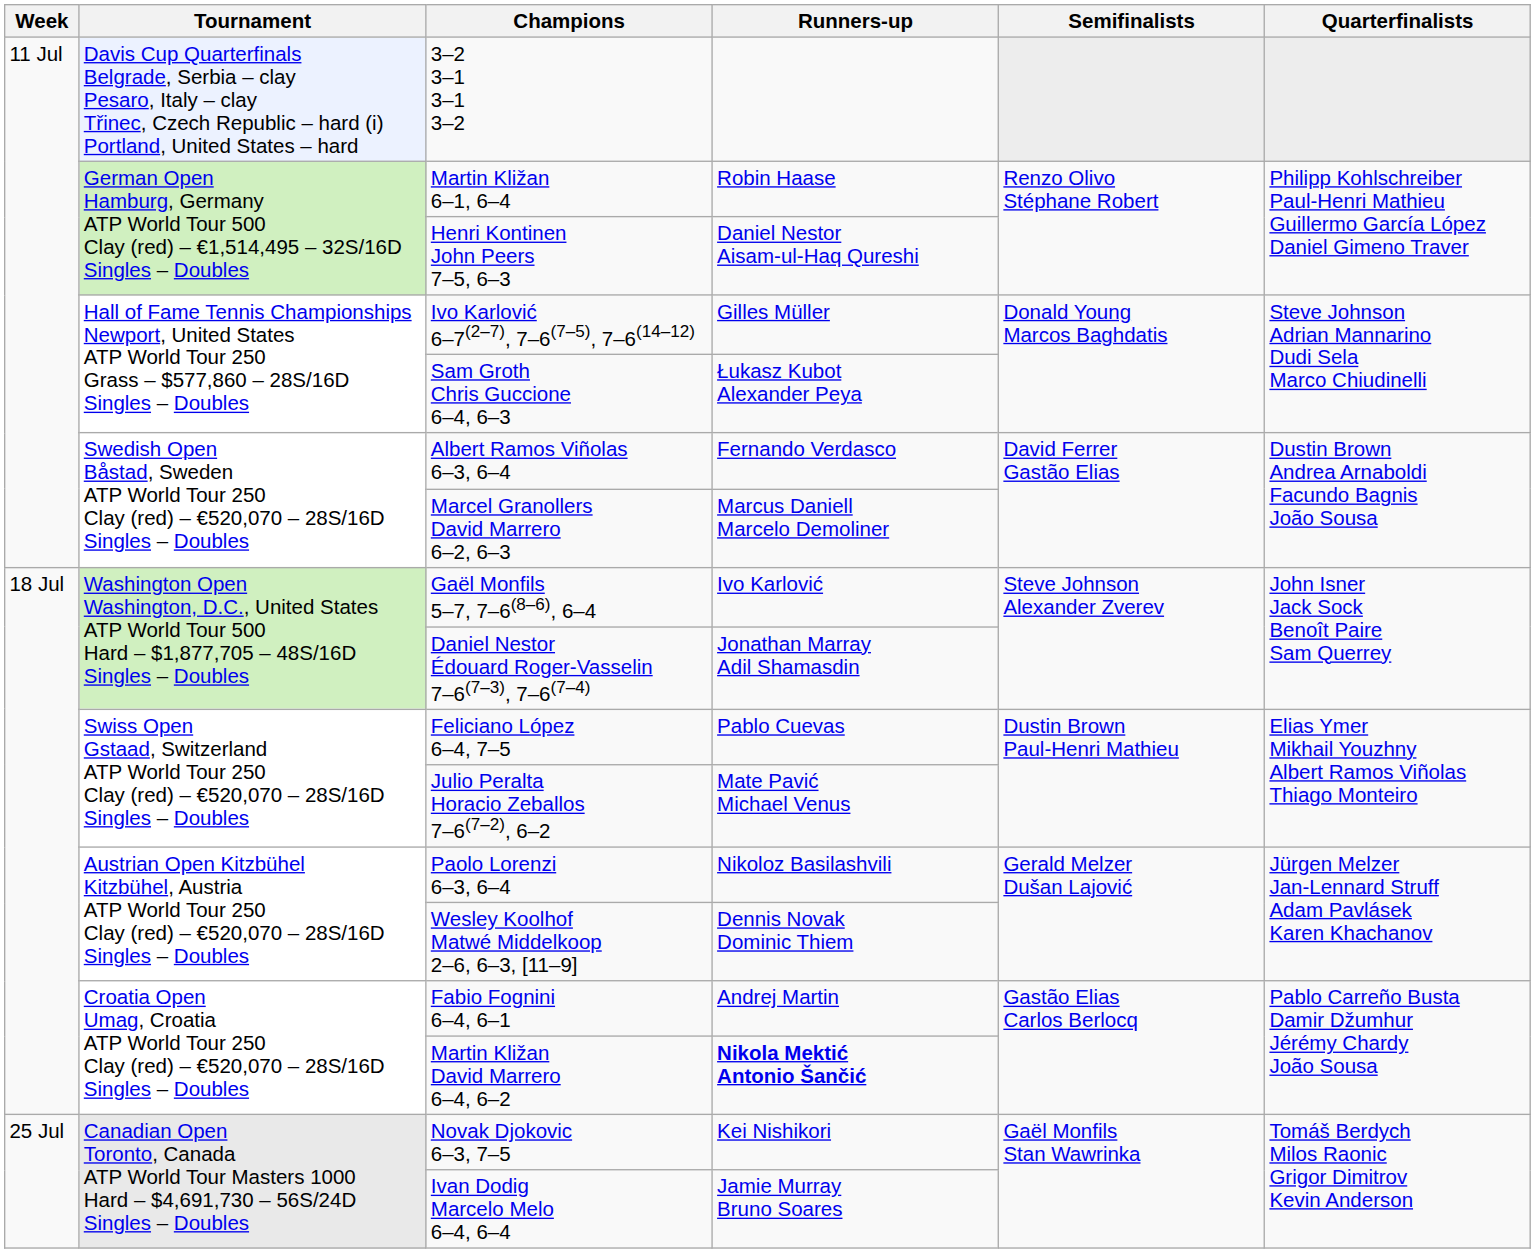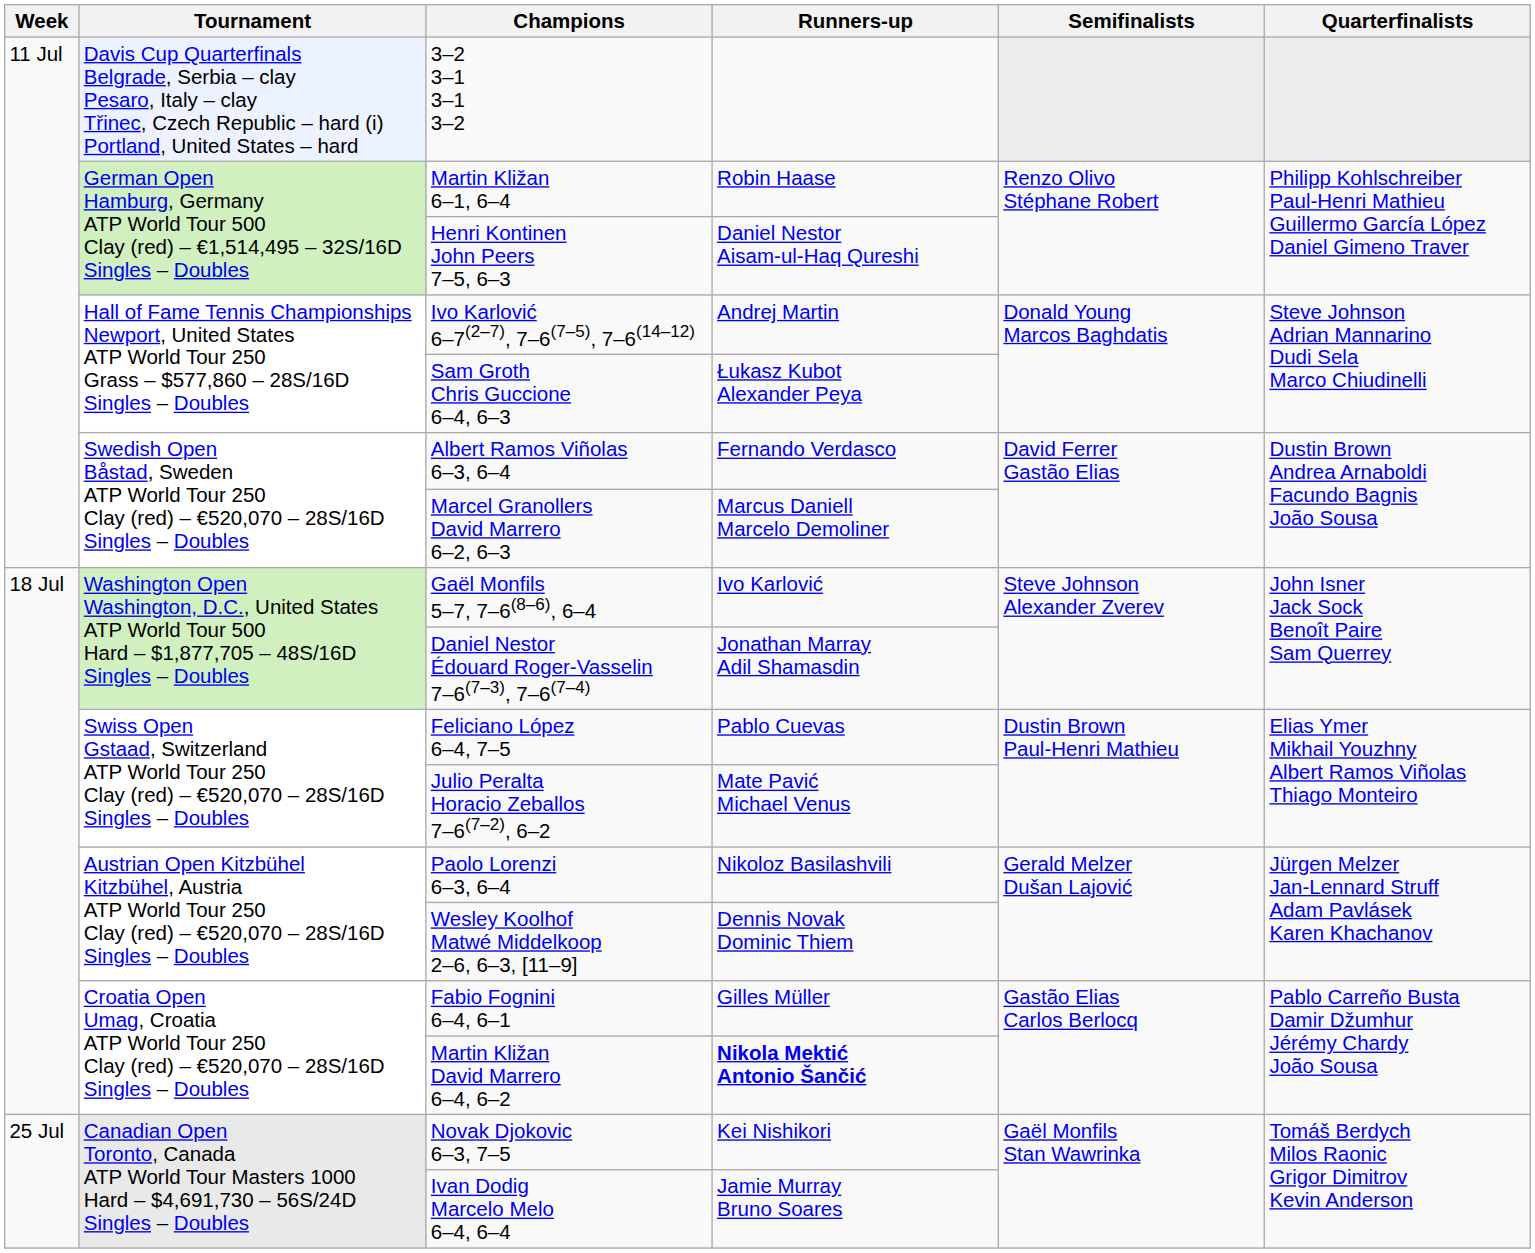(773, 312) Gilles Müller -> (778, 312) Andrej Martin
(778, 997) Andrej Martin -> (773, 997) Gilles Müller
